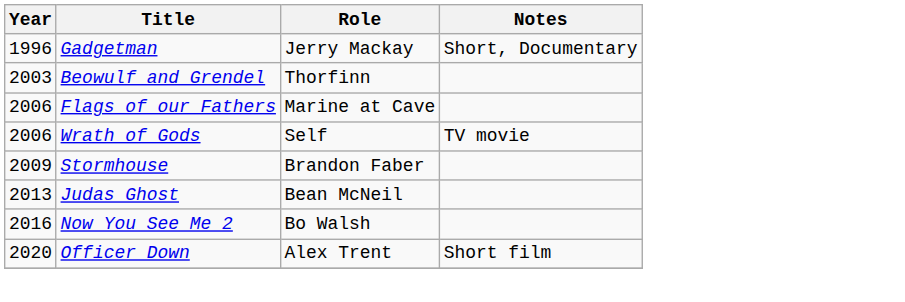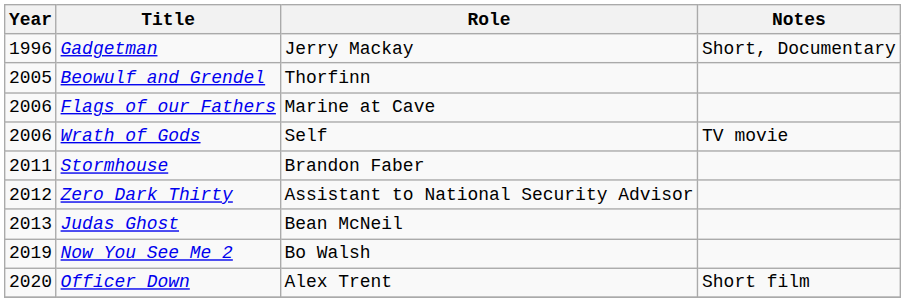(31, 78) 2003 -> (31, 78) 2005
(31, 166) 2009 -> (31, 166) 2011
+ row: (147, 195)
(31, 224) 2016 -> (31, 253) 2019
